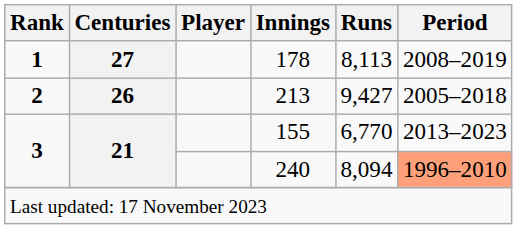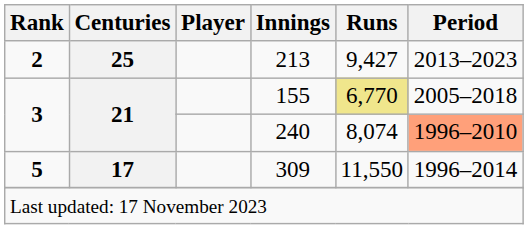- row: (293, 59)
(122, 95) 26 -> (122, 59) 25
(455, 95) 2005–2018 -> (466, 59) 2013–2023
(366, 132) no background -> (372, 95) khaki background
(455, 132) 2013–2023 -> (466, 95) 2005–2018
(366, 168) 8,094 -> (372, 132) 8,074
+ row: (293, 168)
